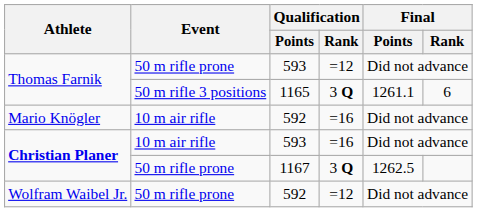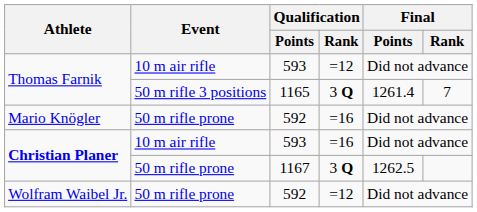(184, 67) 50 m rifle prone -> (175, 67) 10 m air rifle
(393, 92) 1261.1 -> (393, 92) 1261.4
(447, 92) 6 -> (447, 92) 7
(175, 117) 10 m air rifle -> (184, 117) 50 m rifle prone
